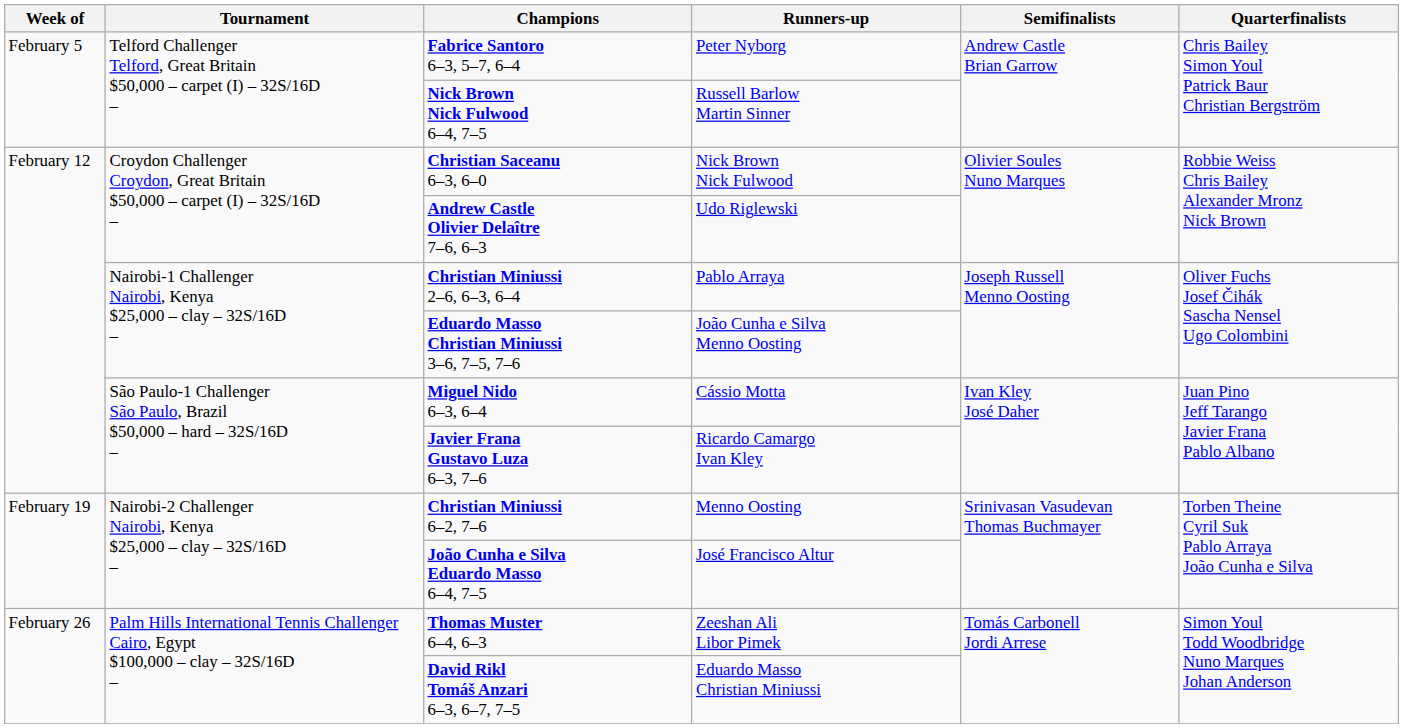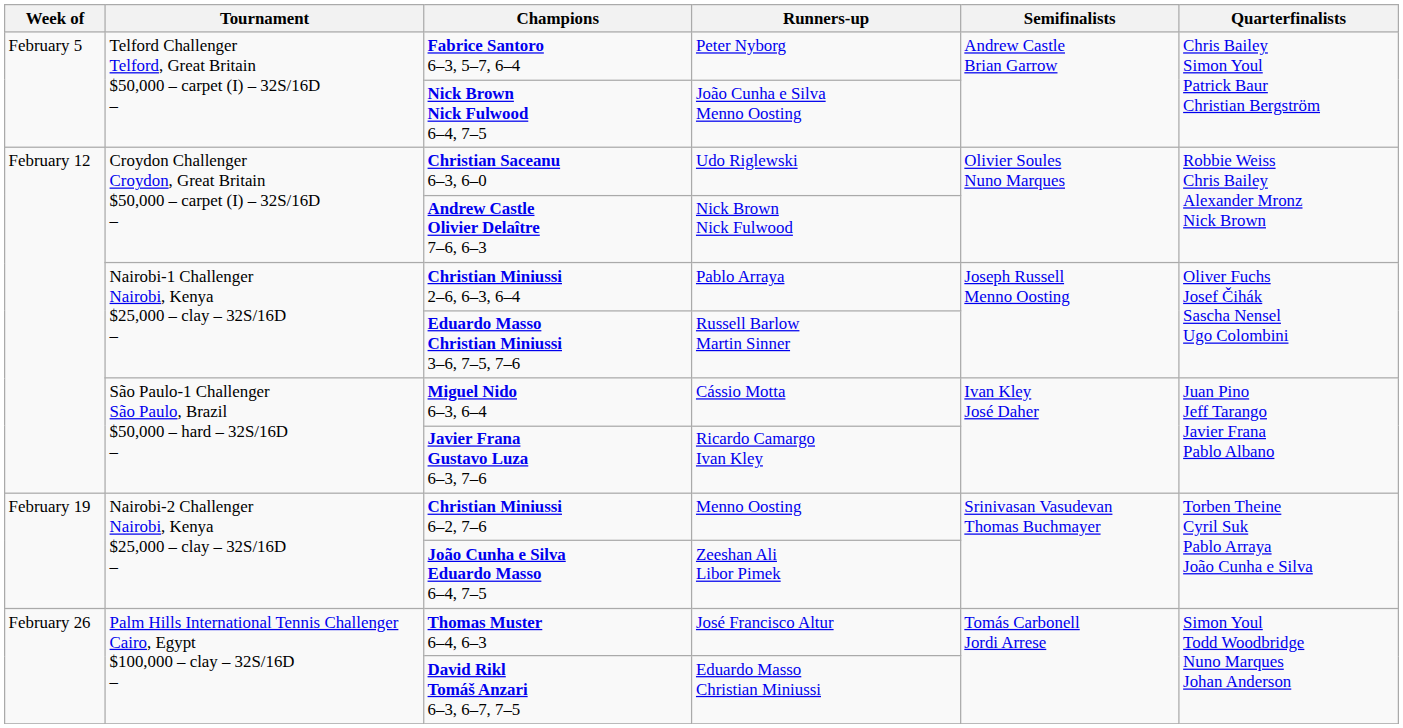(748, 103) Russell Barlow Martin Sinner -> (761, 103) João Cunha e Silva Menno Oosting
(744, 170) Nick Brown Nick Fulwood -> (747, 160) Udo Riglewski
(747, 208) Udo Riglewski -> (744, 218) Nick Brown Nick Fulwood
(761, 333) João Cunha e Silva Menno Oosting -> (748, 333) Russell Barlow Martin Sinner
(765, 554) José Francisco Altur -> (738, 564) Zeeshan Ali Libor Pimek
(738, 631) Zeeshan Ali Libor Pimek -> (765, 621) José Francisco Altur
